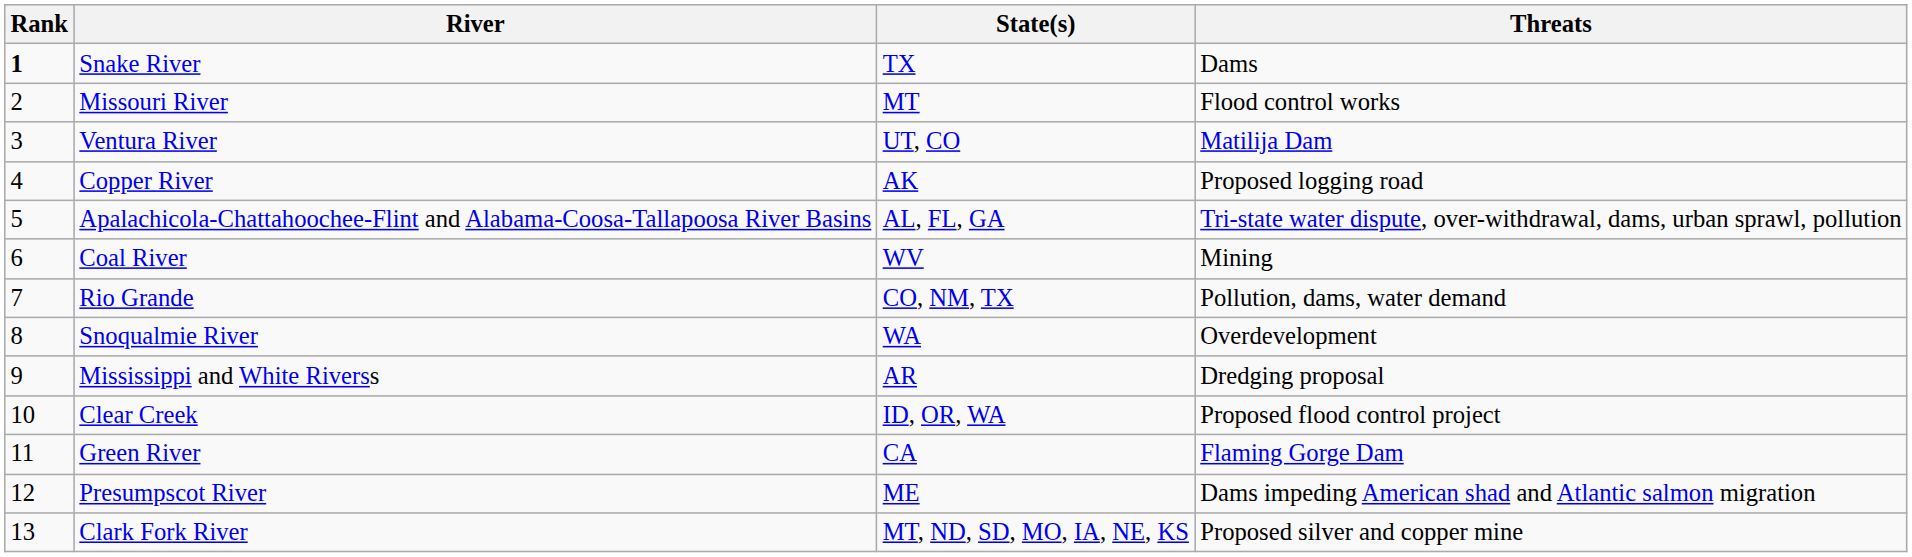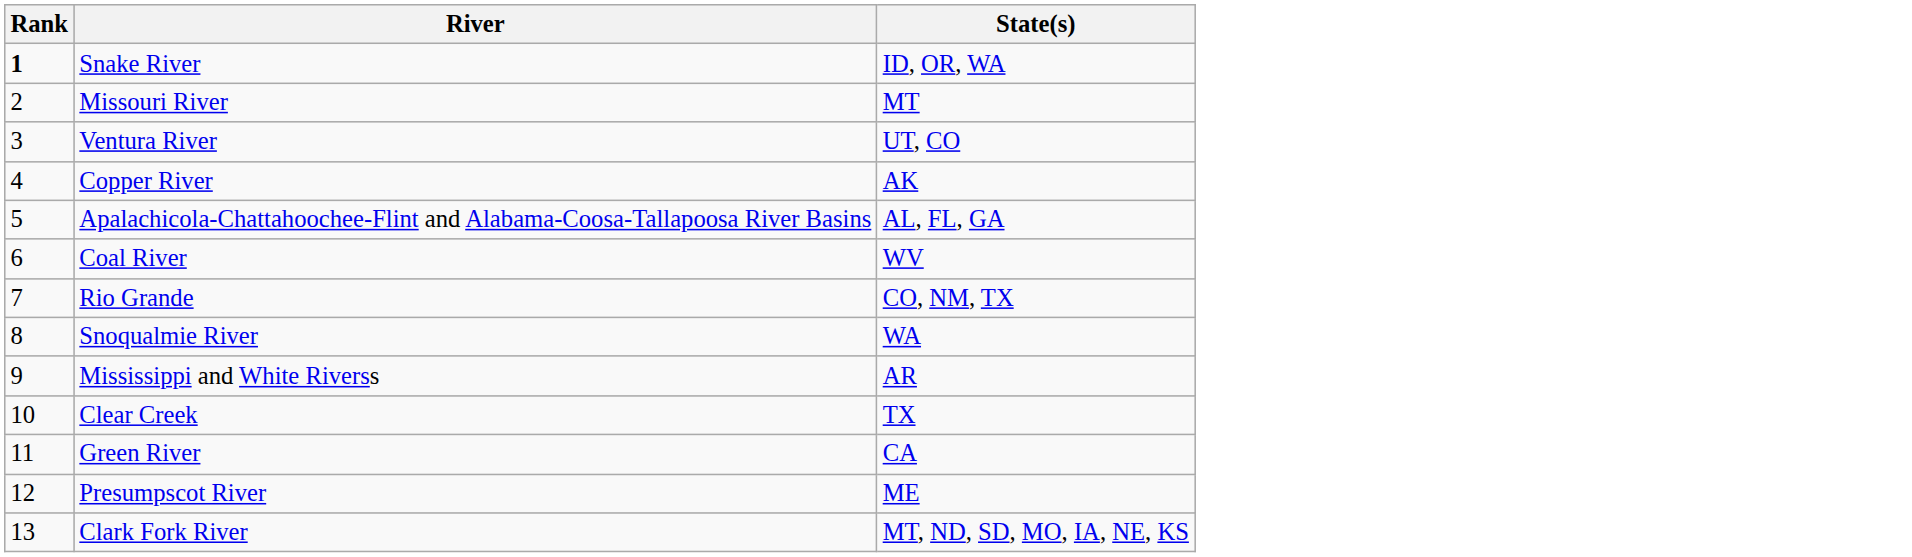- column: (1551, 24)
(899, 63) TX -> (944, 63) ID, OR, WA
(944, 414) ID, OR, WA -> (899, 414) TX
